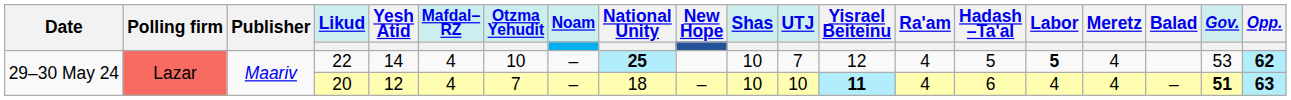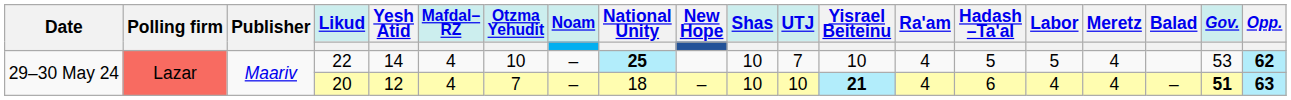(857, 62) 12 -> (857, 62) 10
(1054, 62) bold -> (1054, 62) normal
(857, 84) 11 -> (857, 84) 21
